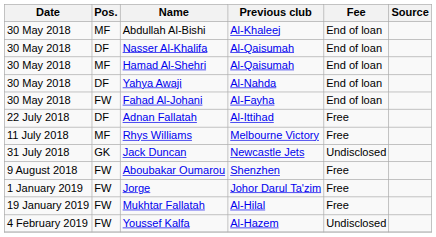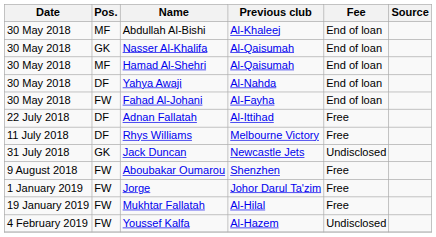(102, 48) DF -> (102, 48) GK
(102, 135) MF -> (102, 135) DF
